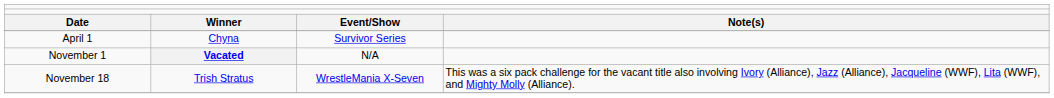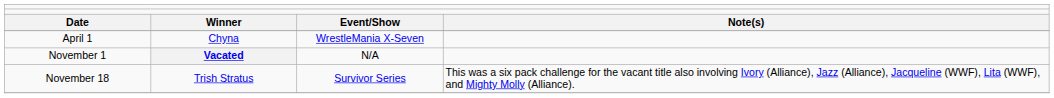(370, 39) Survivor Series -> (370, 39) WrestleMania X-Seven
(370, 78) WrestleMania X-Seven -> (370, 78) Survivor Series
